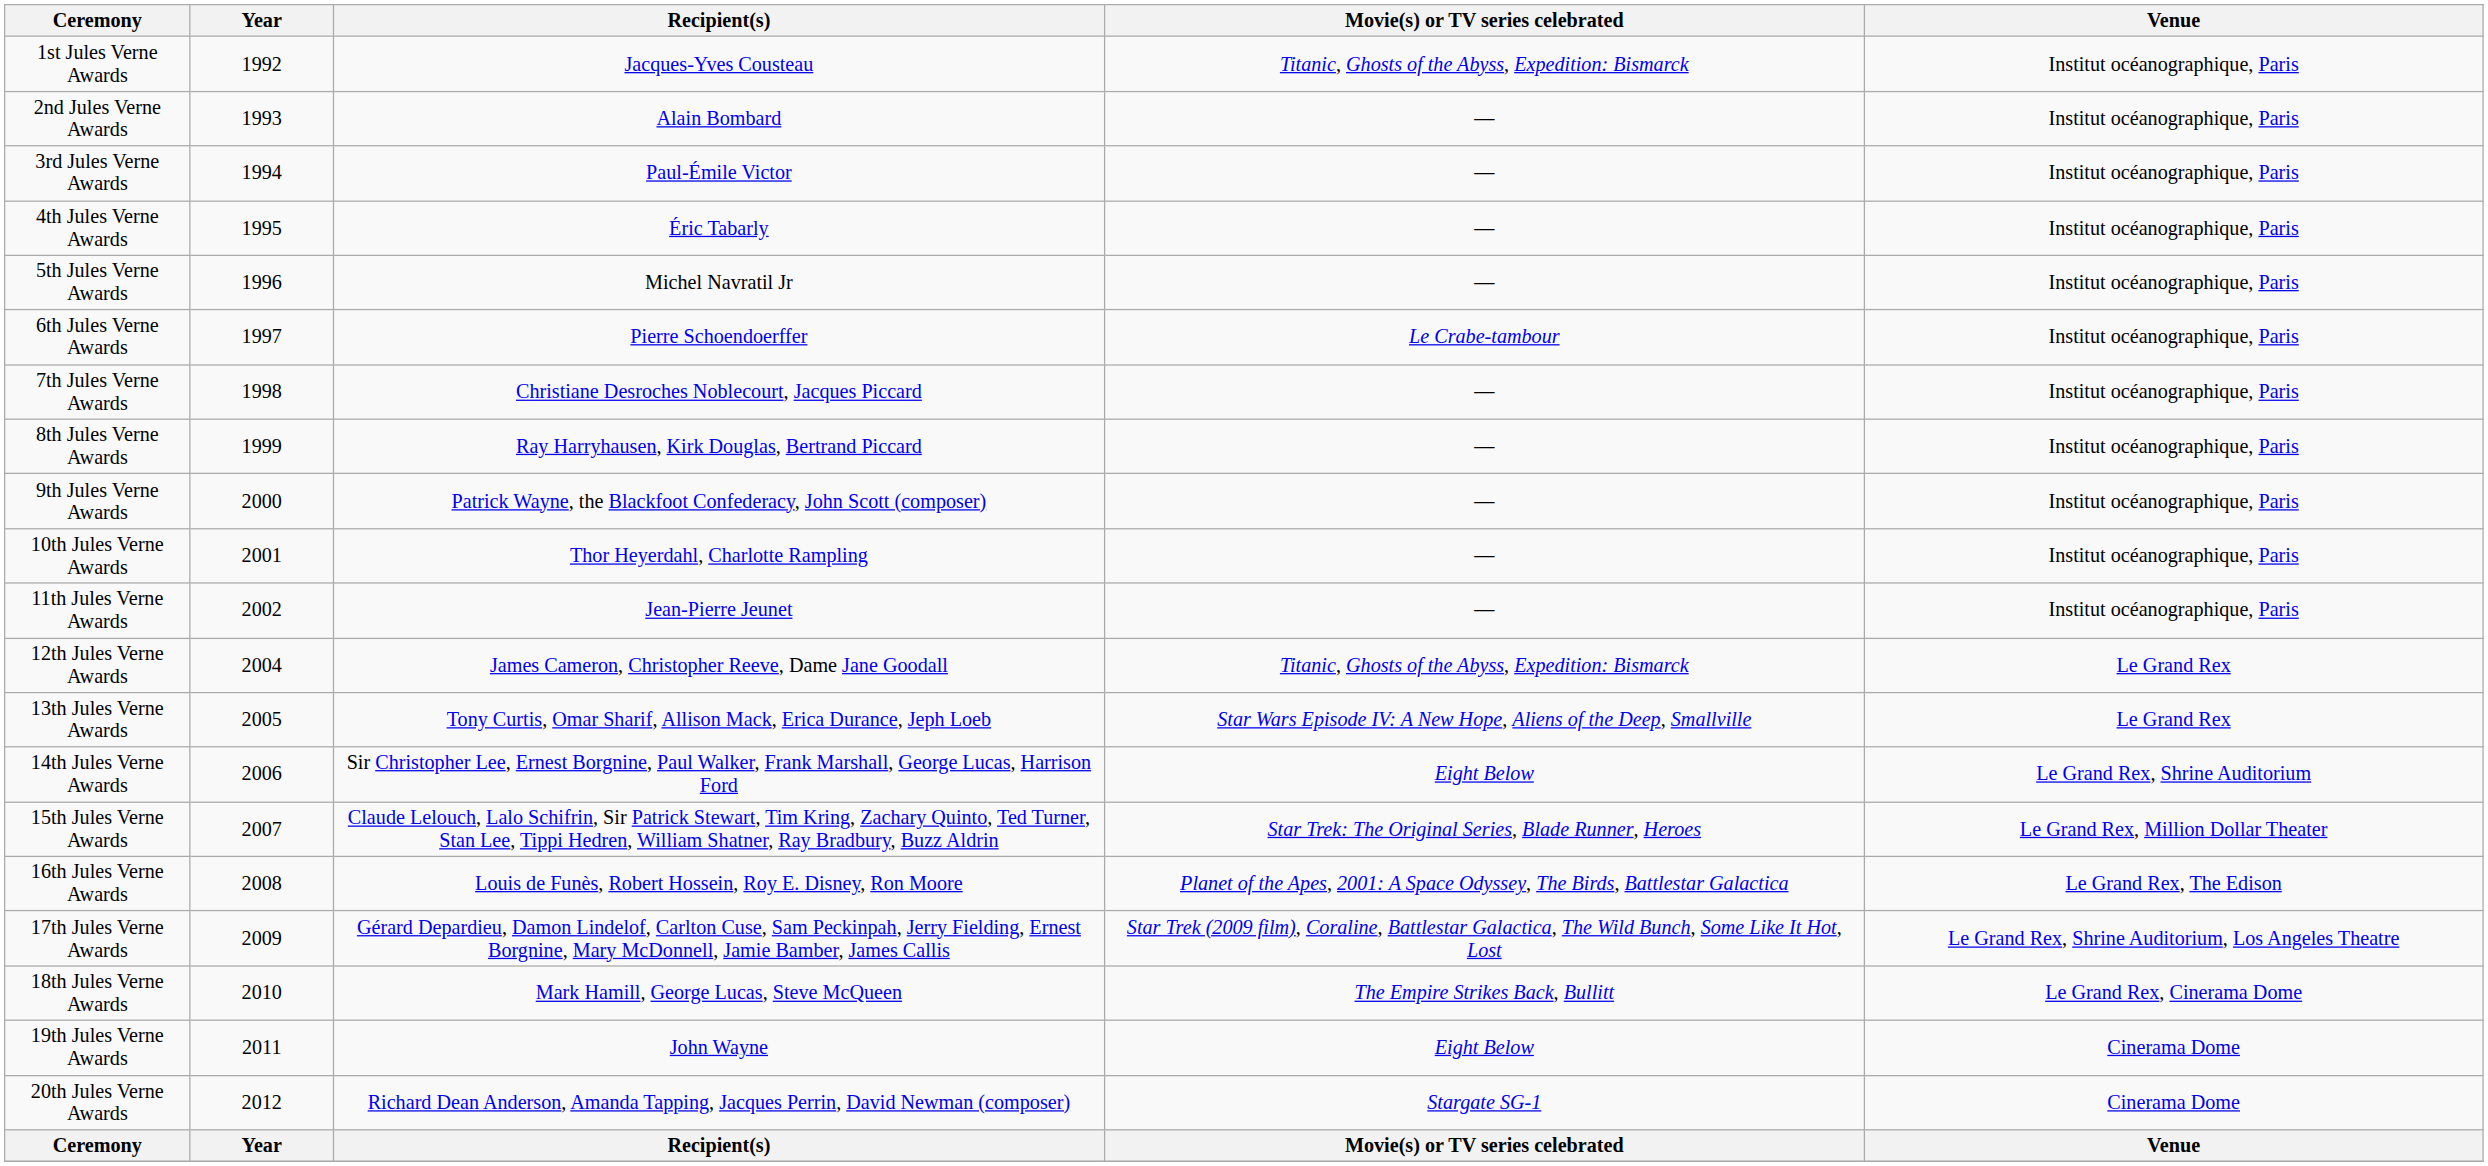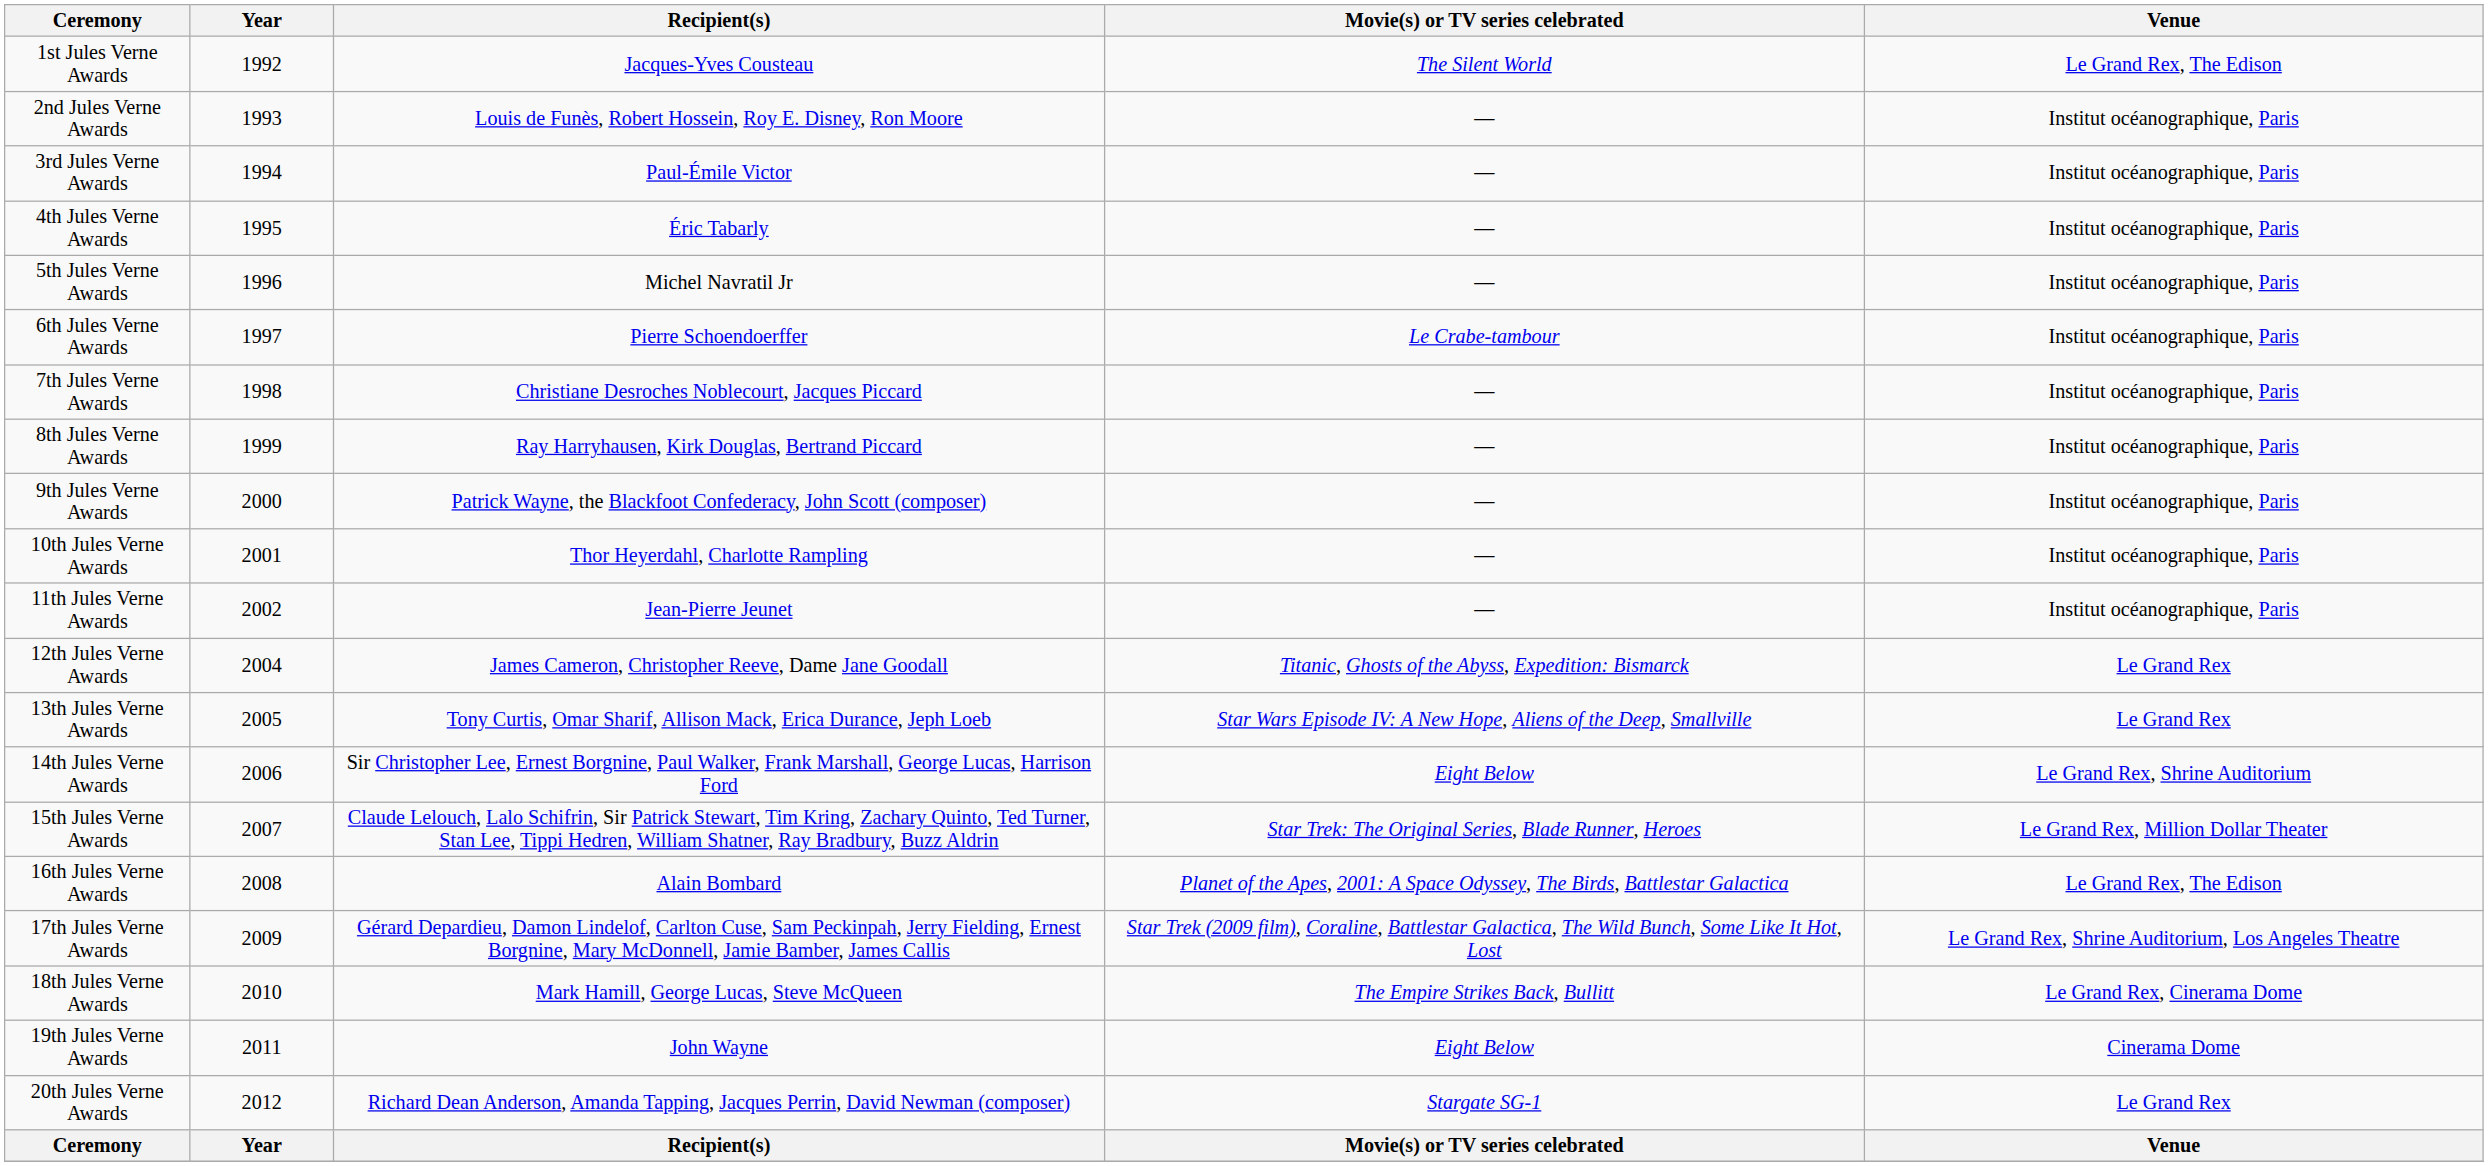(1484, 63) Titanic, Ghosts of the Abyss, Expedition: Bismarck -> (1484, 63) The Silent World
(2174, 63) Institut océanographique, Paris -> (2174, 63) Le Grand Rex, The Edison
(719, 118) Alain Bombard -> (719, 118) Louis de Funès, Robert Hossein, Roy E. Disney, Ron Moore
(719, 883) Louis de Funès, Robert Hossein, Roy E. Disney, Ron Moore -> (719, 883) Alain Bombard
(2174, 1102) Cinerama Dome -> (2174, 1102) Le Grand Rex
